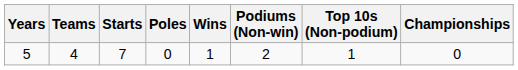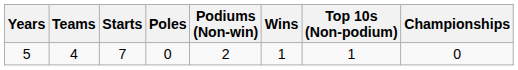columns swapped: (210, 24) <-> (266, 24)
